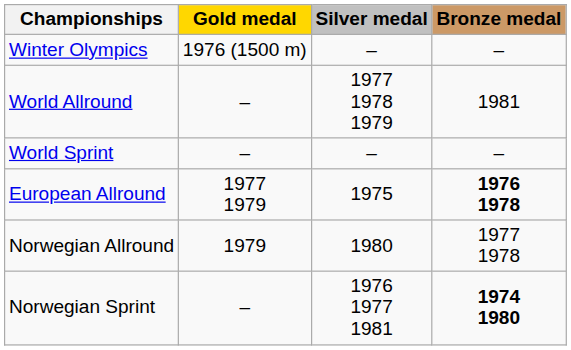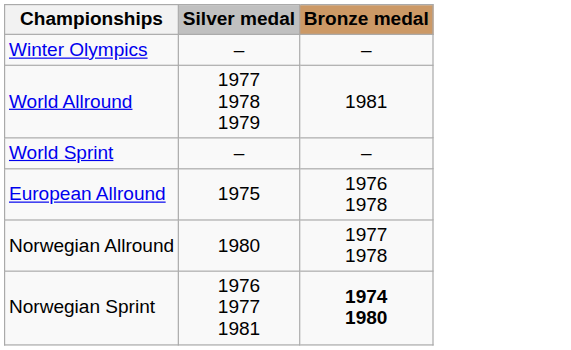- column: (245, 19)
(499, 193) bold -> (366, 193) normal
